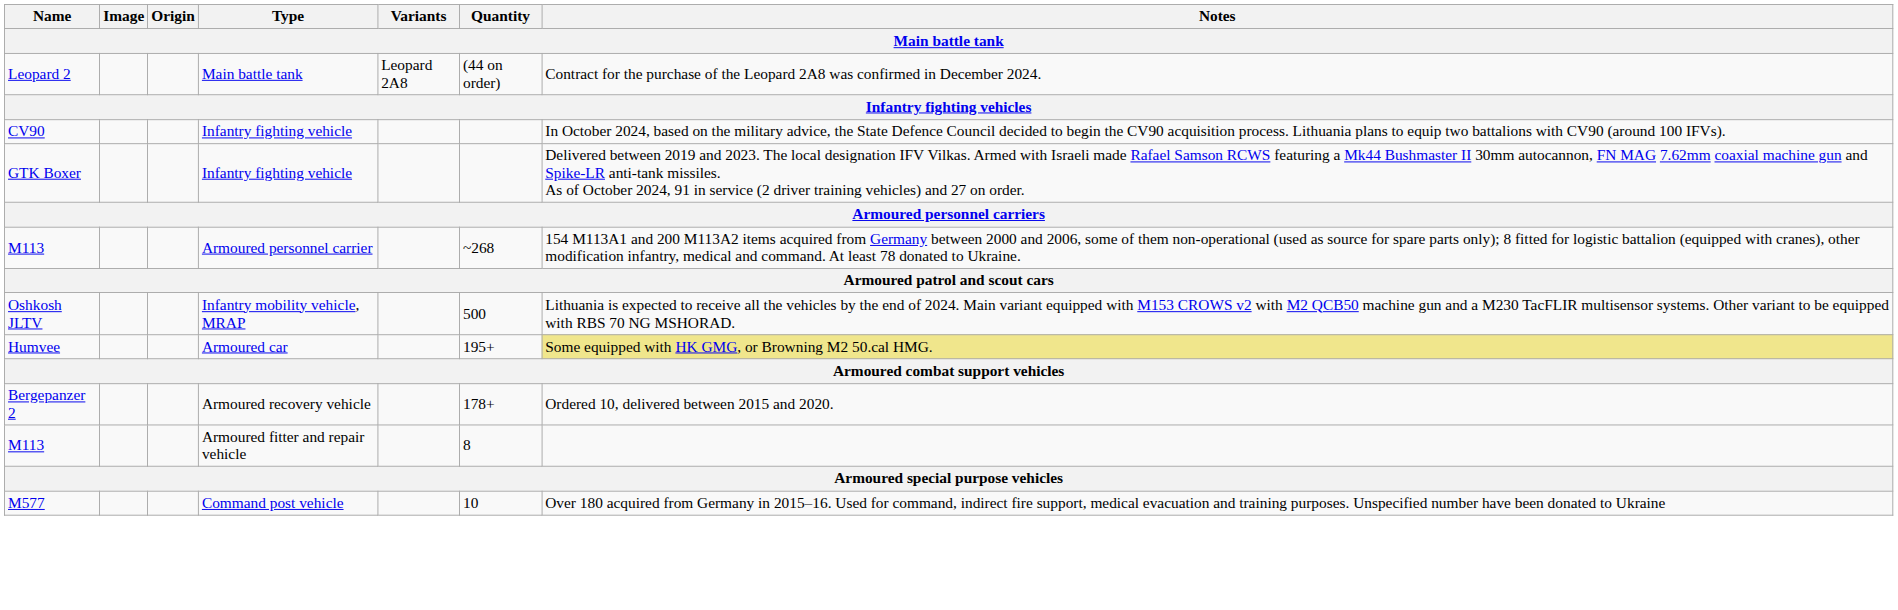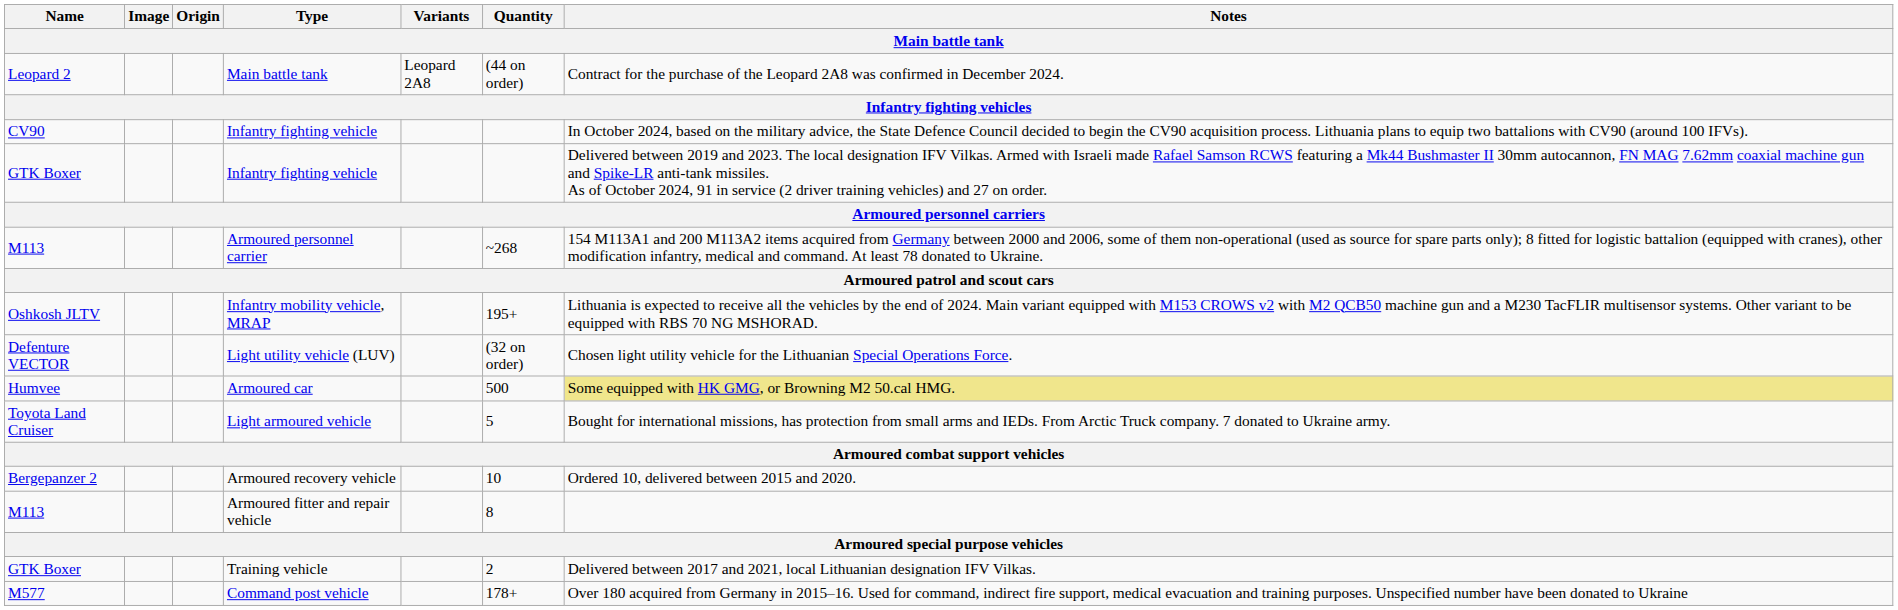(474, 313) 500 -> (502, 313) 195+
+ row: (39, 355)
(479, 346) 195+ -> (497, 388) 500
+ row: (47, 421)
(479, 404) 178+ -> (493, 478) 10
+ row: (44, 569)
(471, 503) 10 -> (502, 593) 178+
